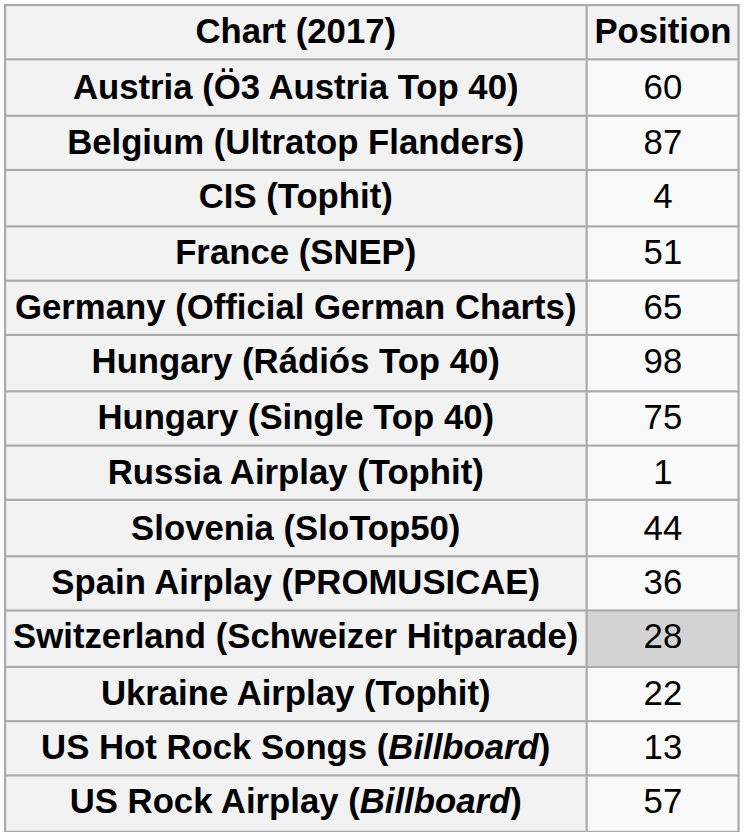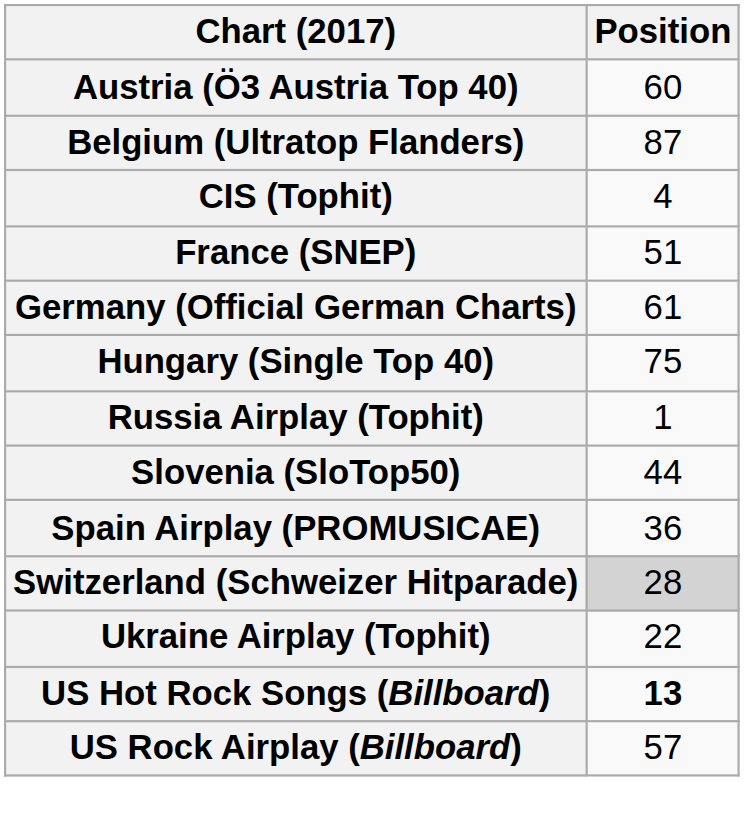(663, 307) 65 -> (663, 307) 61
- row: (296, 362)
(663, 747) normal -> (663, 692) bold
